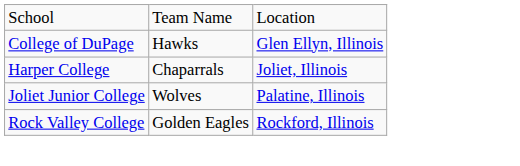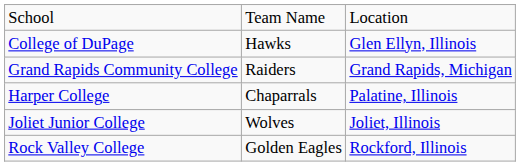+ row: (123, 69)
(302, 69) Joliet, Illinois -> (403, 95) Palatine, Illinois
(310, 95) Palatine, Illinois -> (395, 122) Joliet, Illinois
